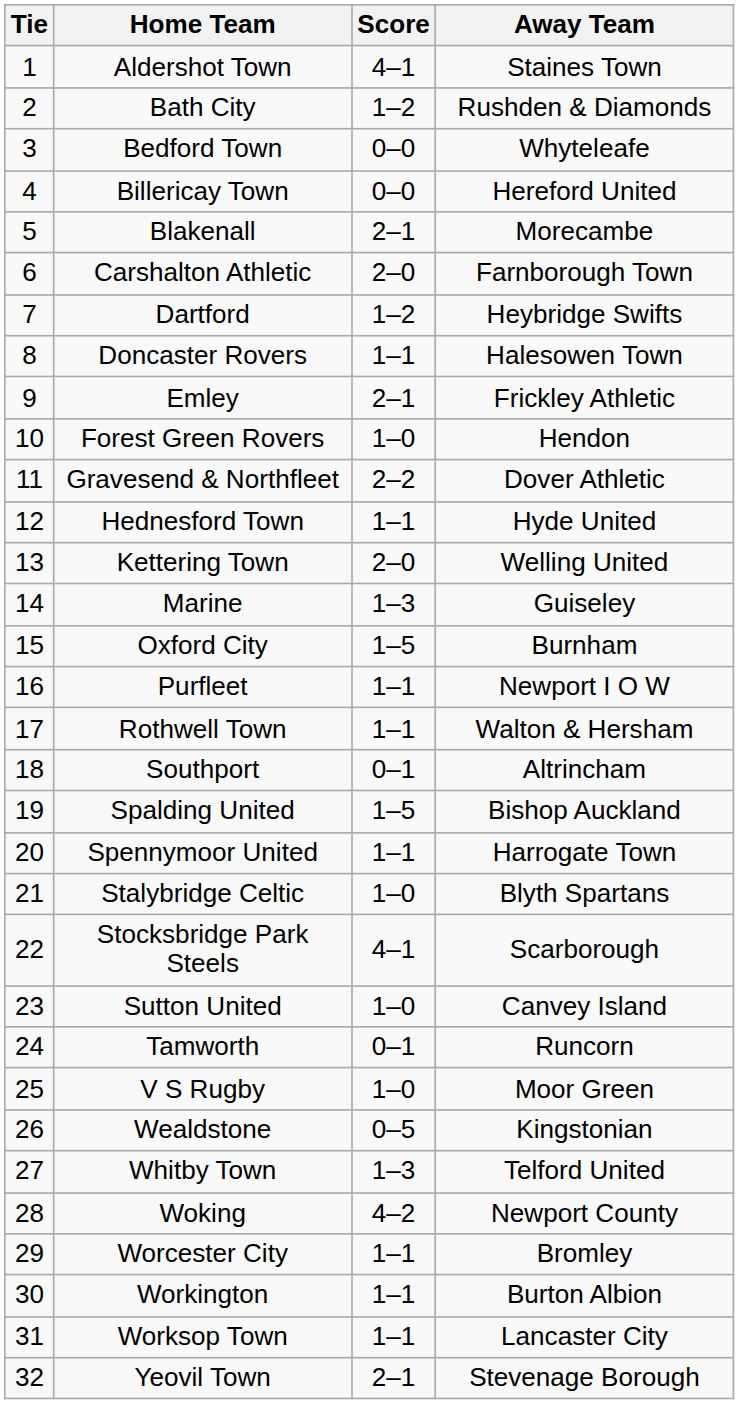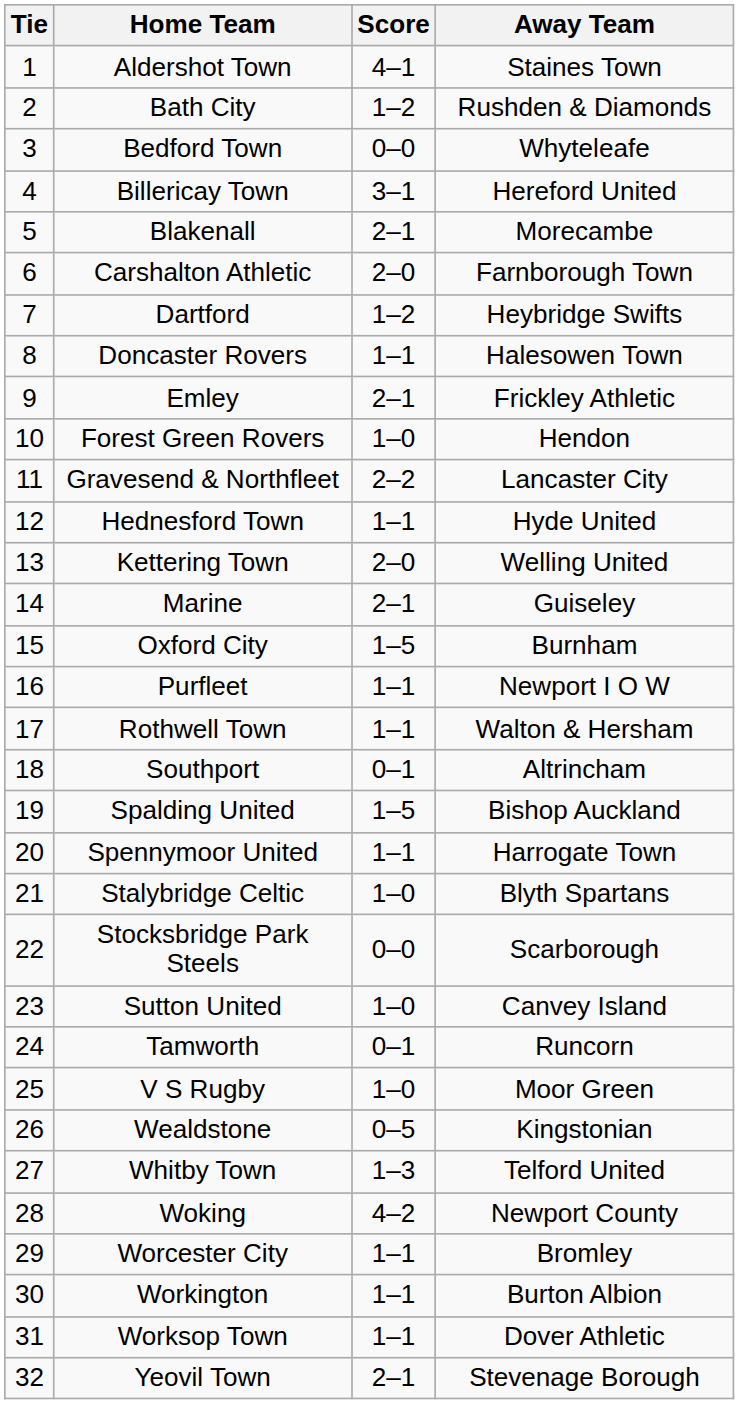(394, 190) 0–0 -> (394, 190) 3–1
(584, 480) Dover Athletic -> (584, 480) Lancaster City
(394, 604) 1–3 -> (394, 604) 2–1
(394, 949) 4–1 -> (394, 949) 0–0
(584, 1336) Lancaster City -> (584, 1336) Dover Athletic
